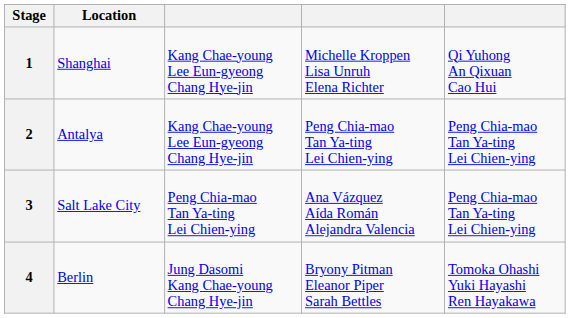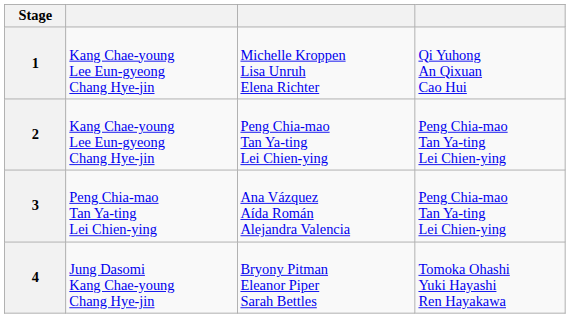- column: (109, 15)
